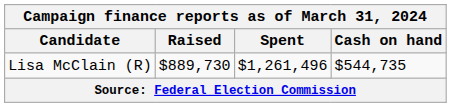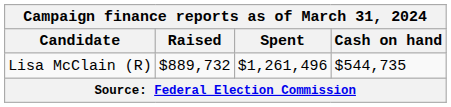(195, 65) $889,730 -> (195, 65) $889,732
